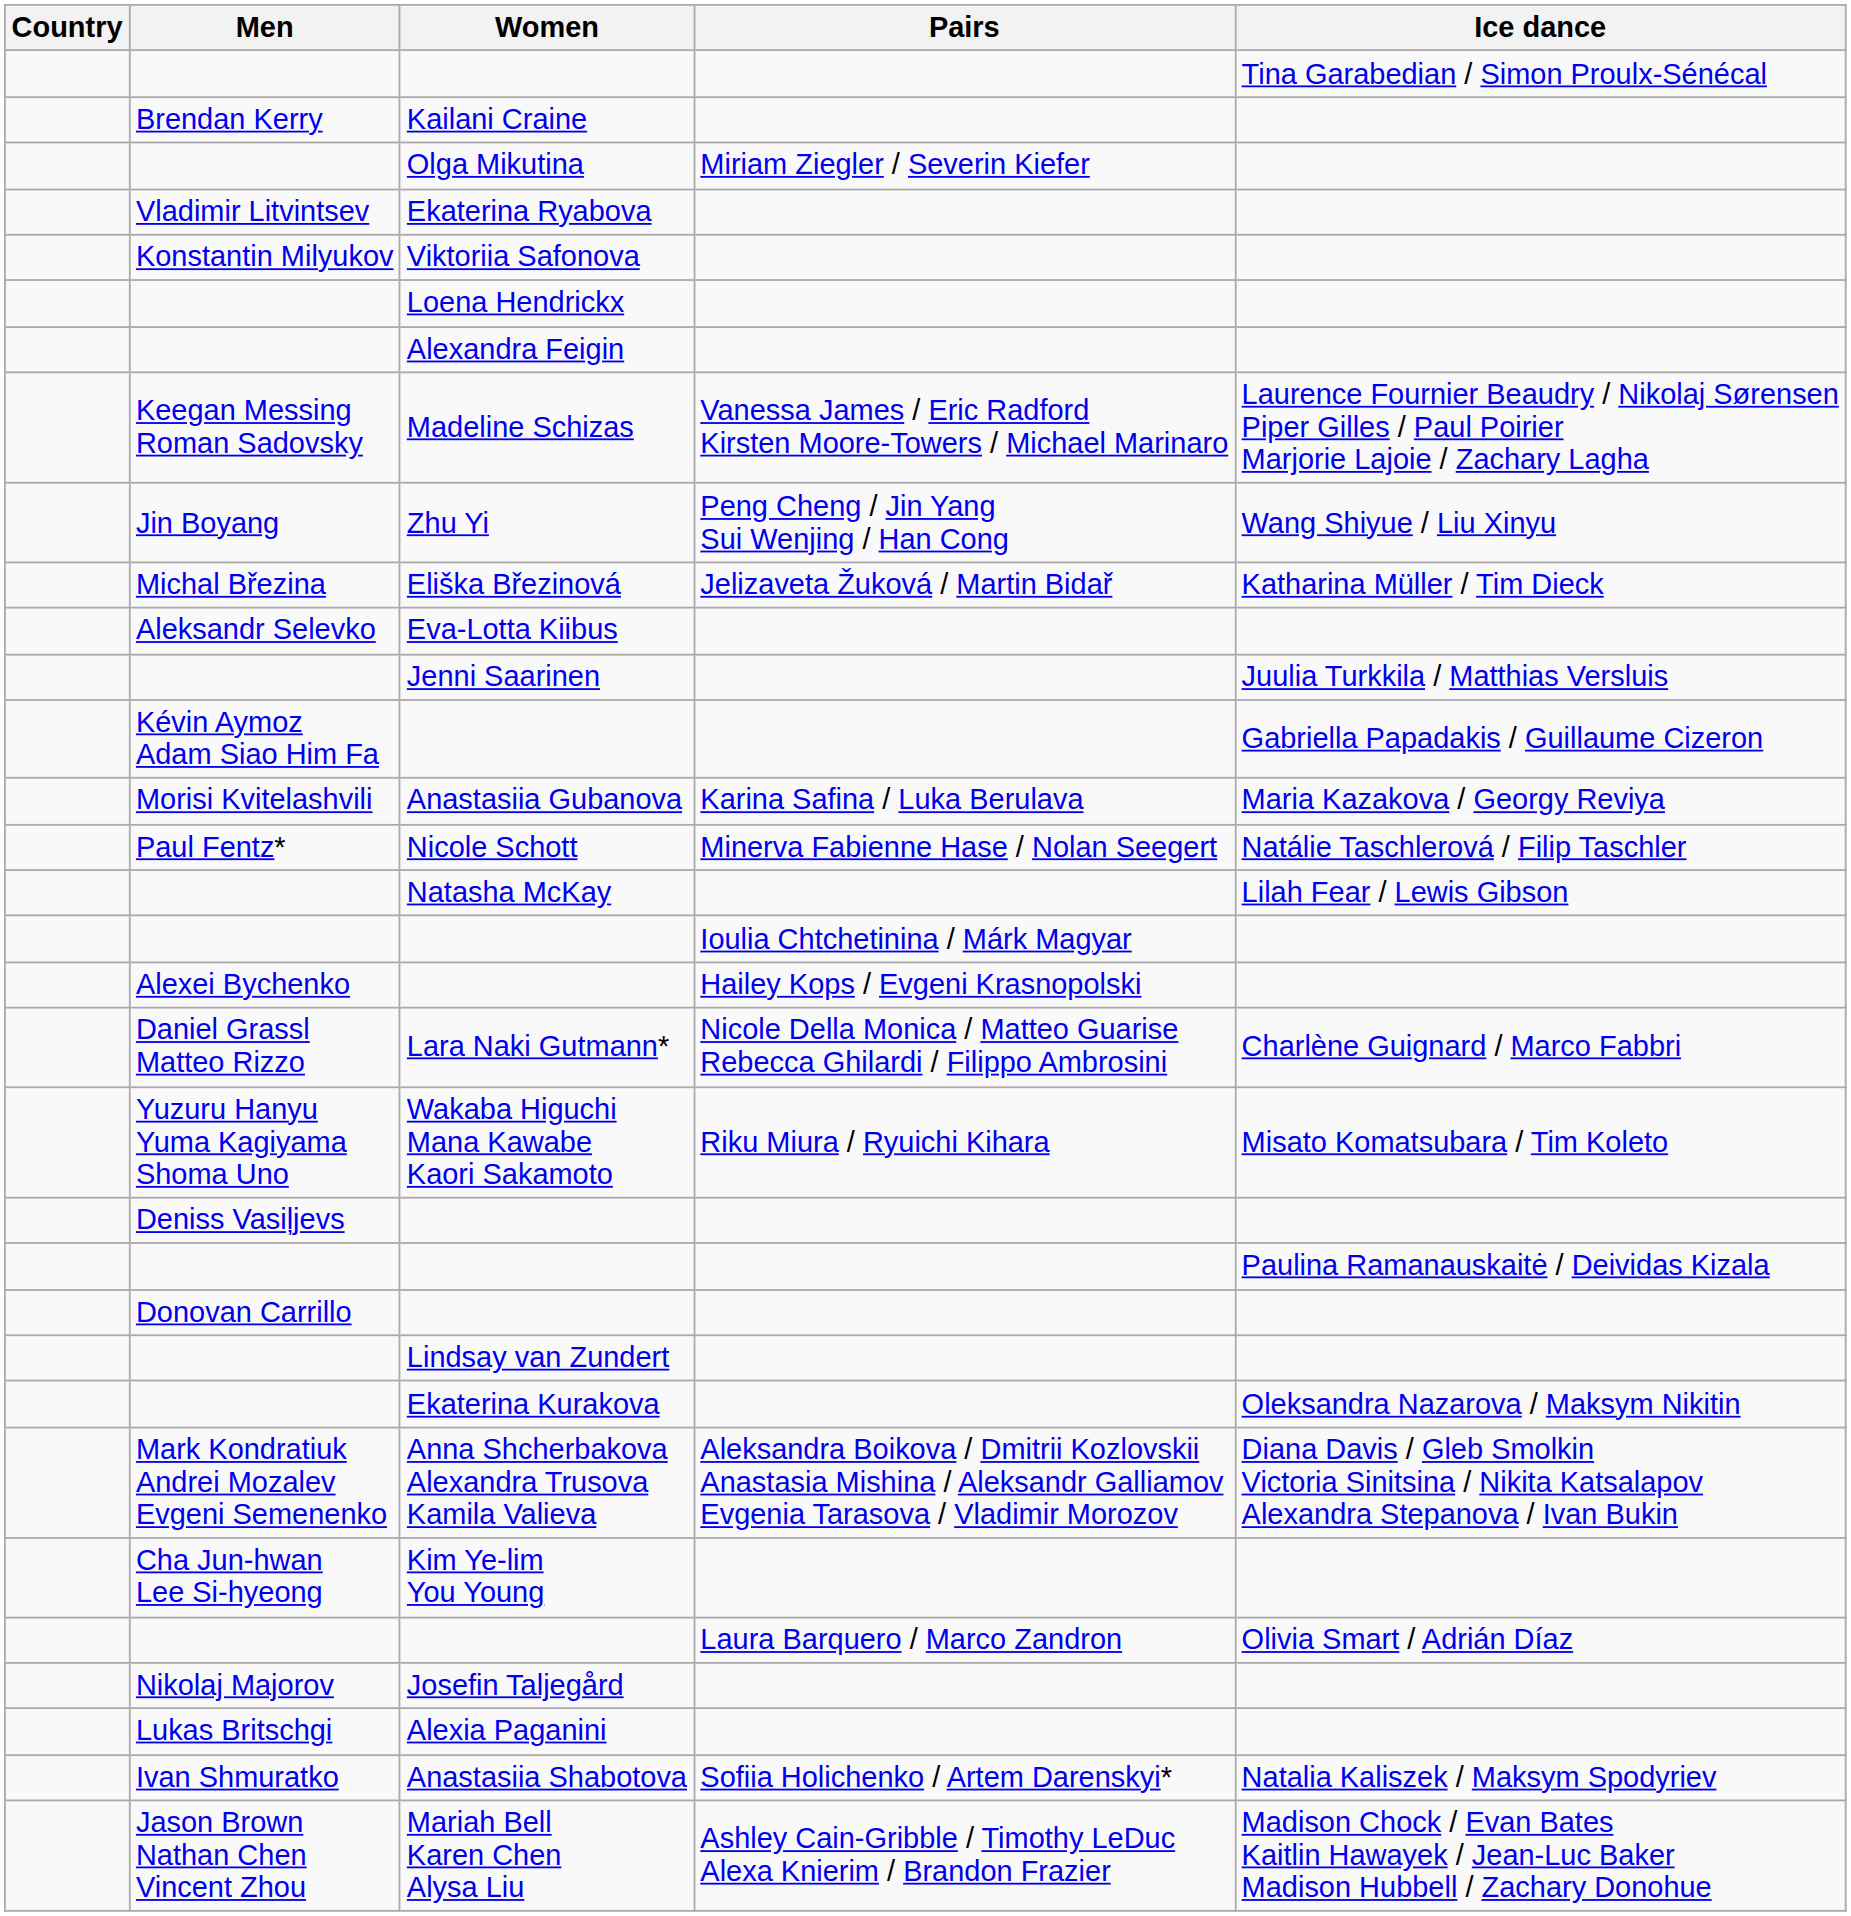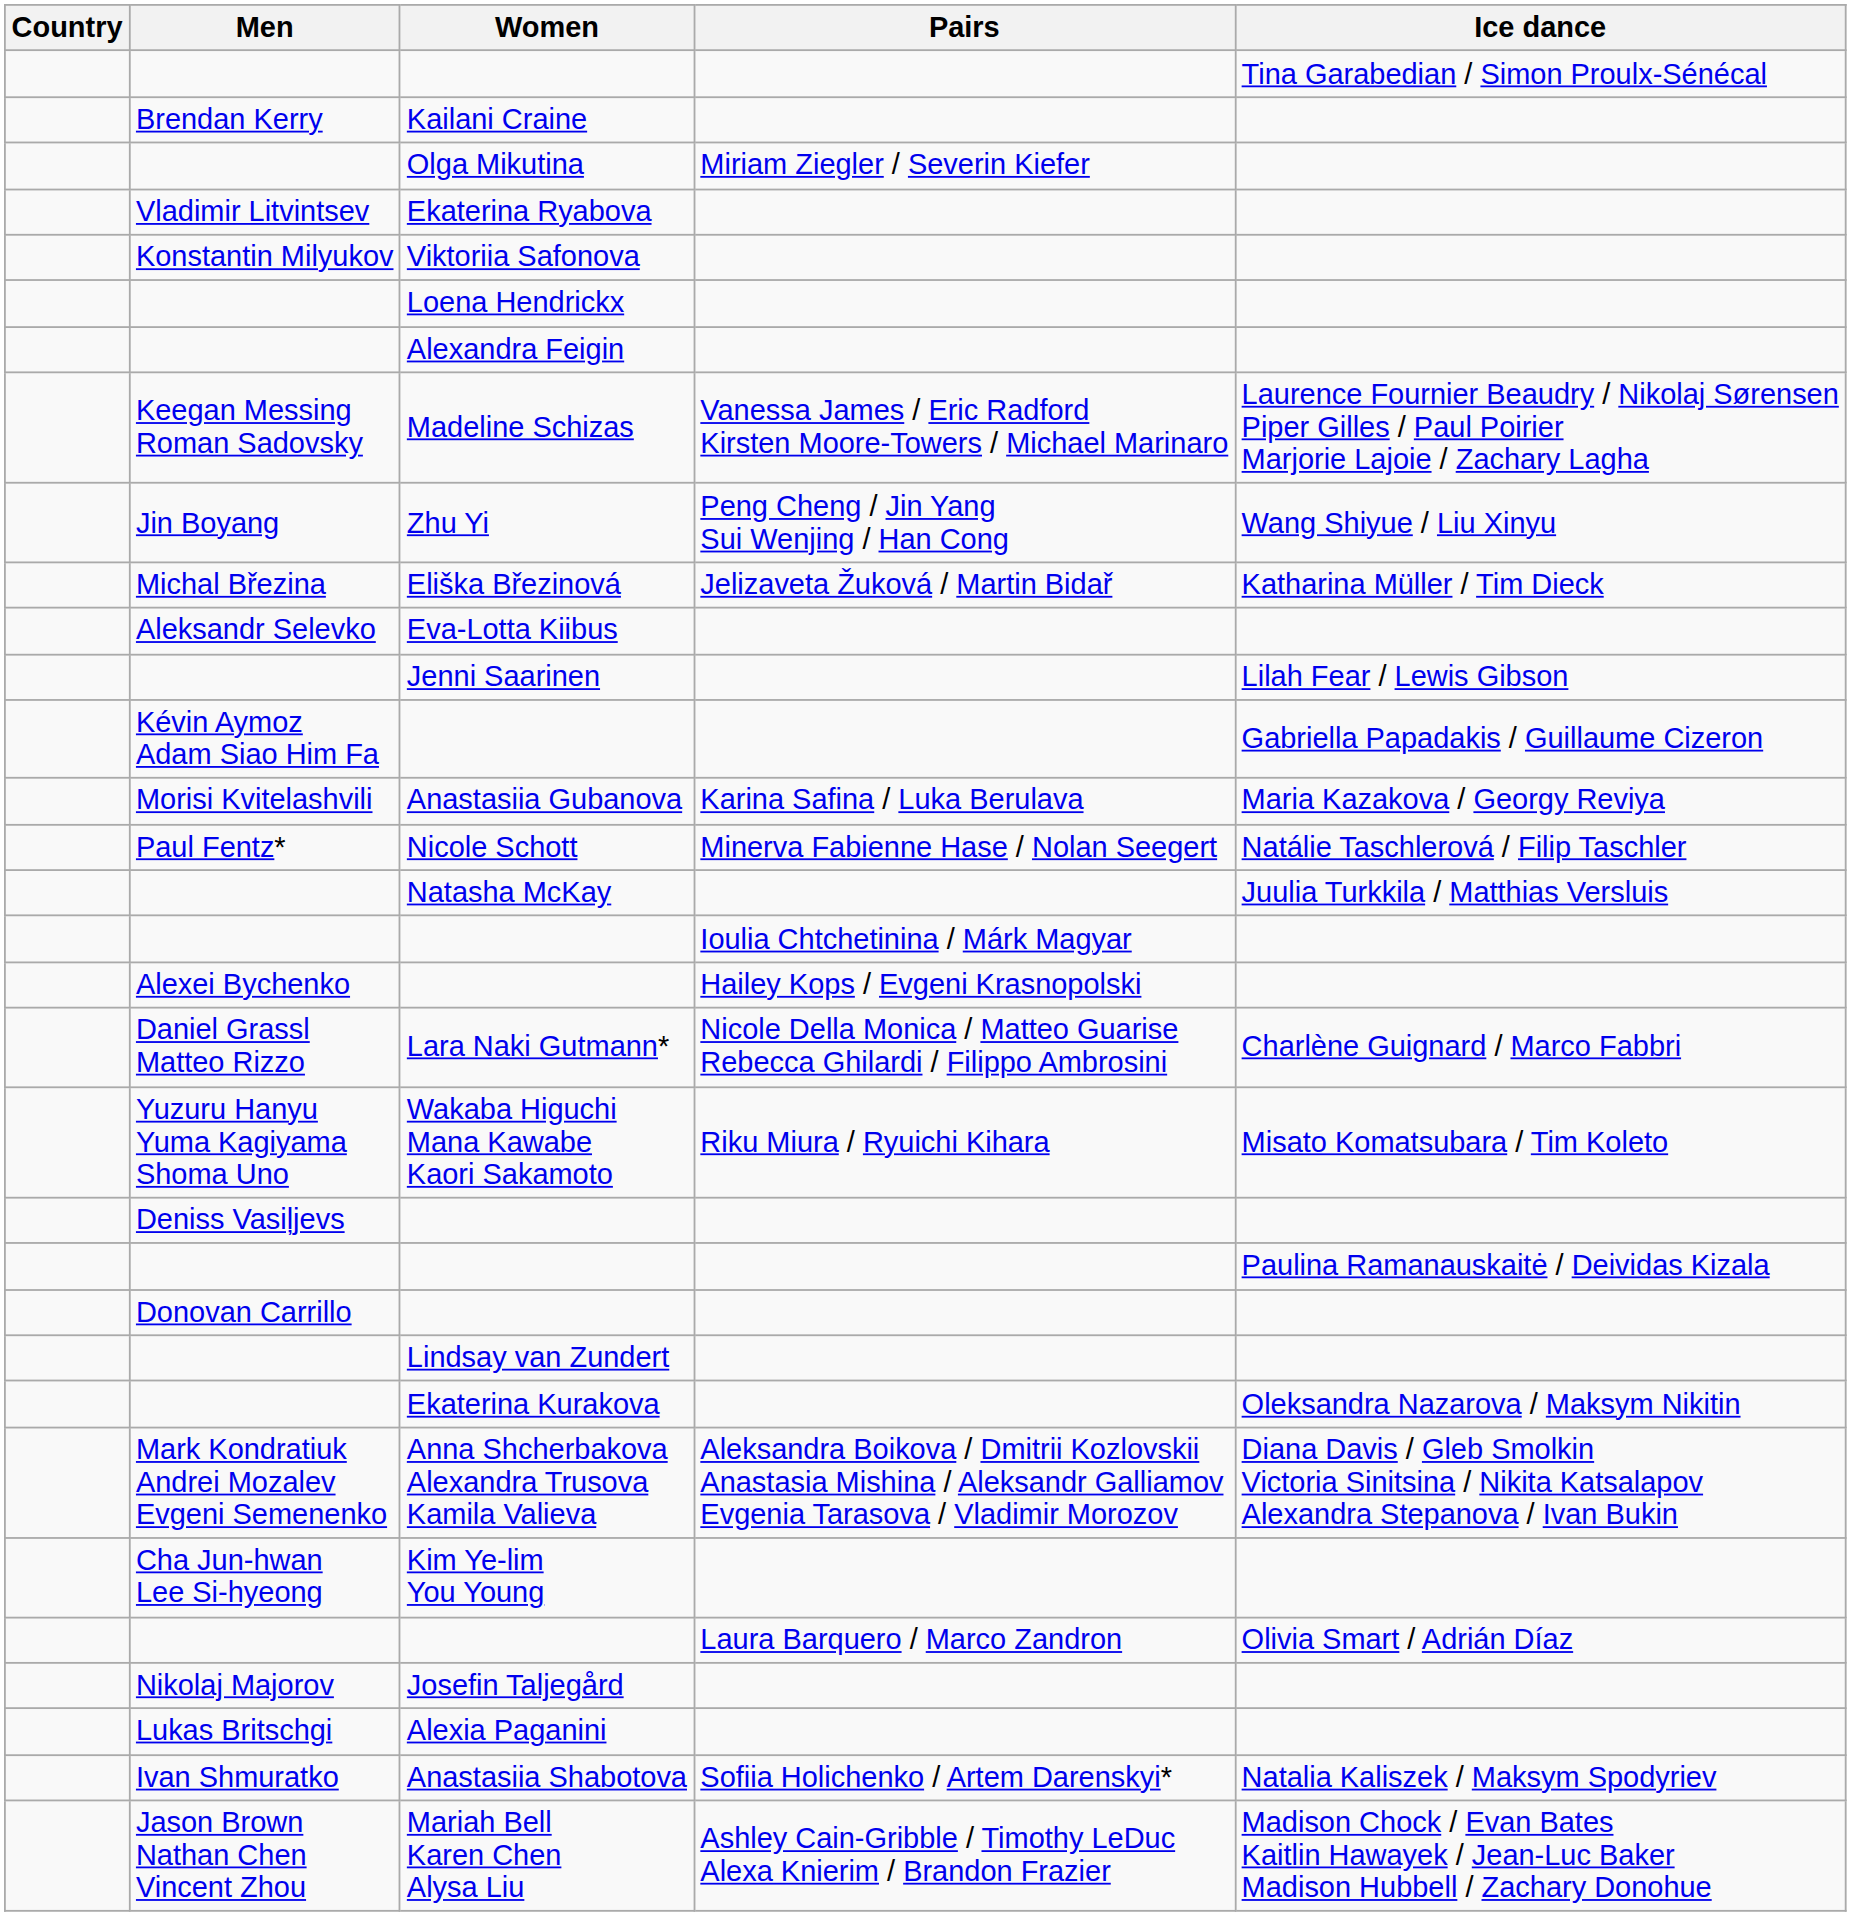(1455, 676) Juulia Turkkila / Matthias Versluis -> (1405, 676) Lilah Fear / Lewis Gibson
(1405, 892) Lilah Fear / Lewis Gibson -> (1455, 892) Juulia Turkkila / Matthias Versluis
